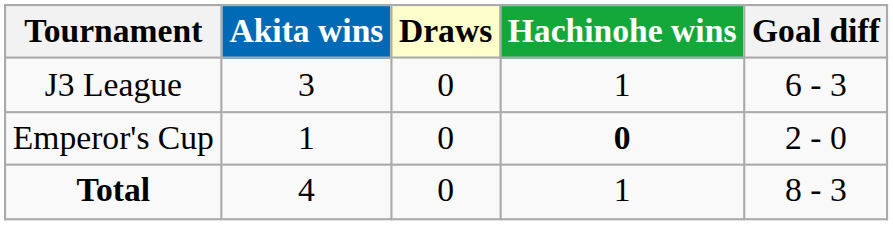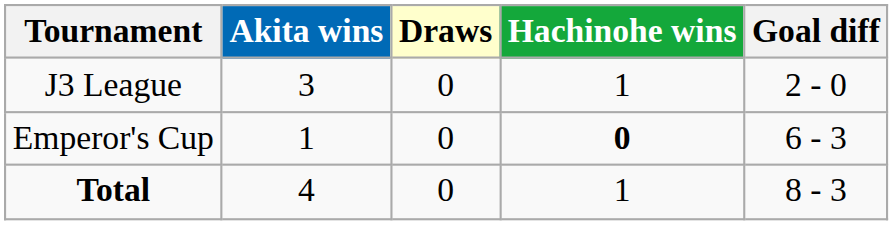(816, 84) 6 - 3 -> (816, 84) 2 - 0
(816, 137) 2 - 0 -> (816, 137) 6 - 3
